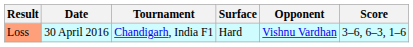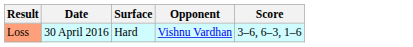- column: (164, 13)
